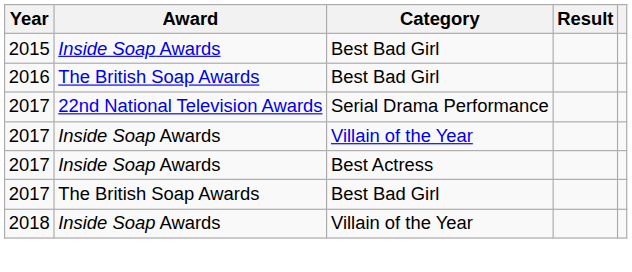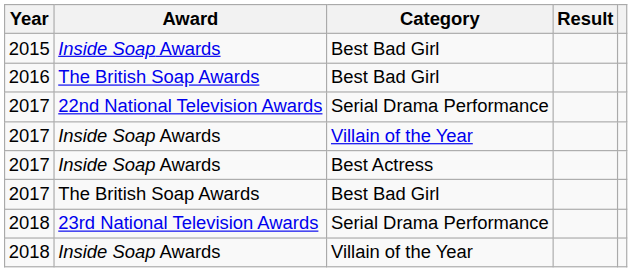+ row: (29, 223)
